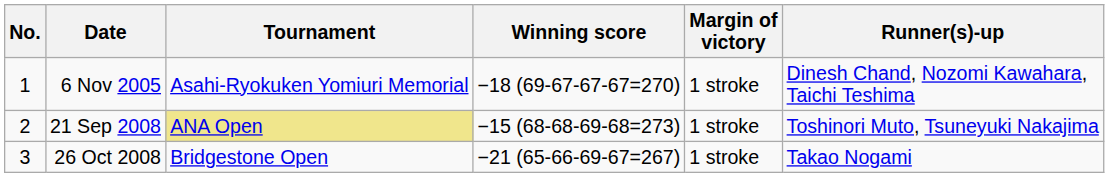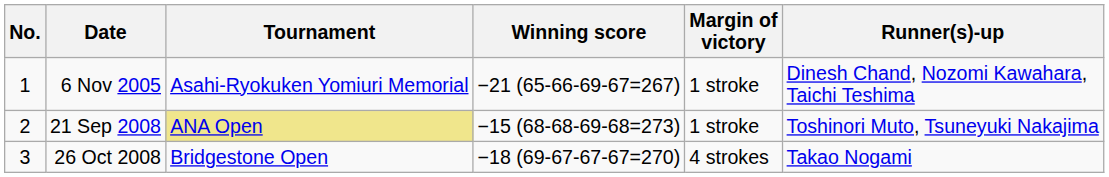(579, 84) −18 (69-67-67-67=270) -> (579, 84) −21 (65-66-69-67=267)
(579, 157) −21 (65-66-69-67=267) -> (579, 157) −18 (69-67-67-67=270)
(724, 157) 1 stroke -> (729, 157) 4 strokes
